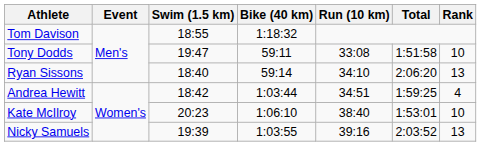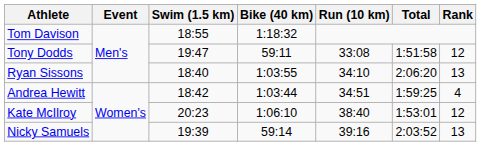(458, 54) 10 -> (458, 54) 12
(277, 73) 59:14 -> (277, 73) 1:03:55
(458, 112) 10 -> (458, 112) 12
(277, 132) 1:03:55 -> (277, 132) 59:14
